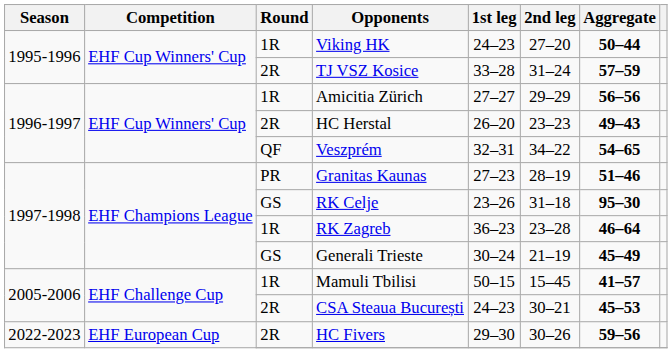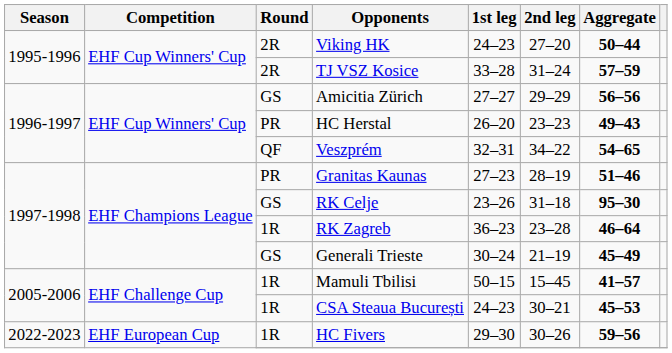(270, 44) 1R -> (270, 44) 2R
(270, 96) 1R -> (271, 96) GS
(270, 123) 2R -> (271, 123) PR
(270, 307) 2R -> (270, 307) 1R
(270, 334) 2R -> (270, 334) 1R
